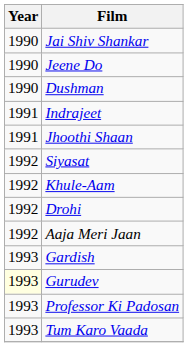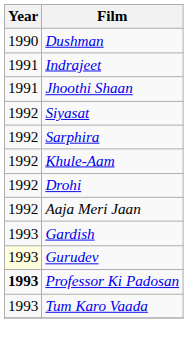- row: (97, 40)
- row: (74, 64)
+ row: (72, 137)
(23, 305) normal -> (23, 281) bold
